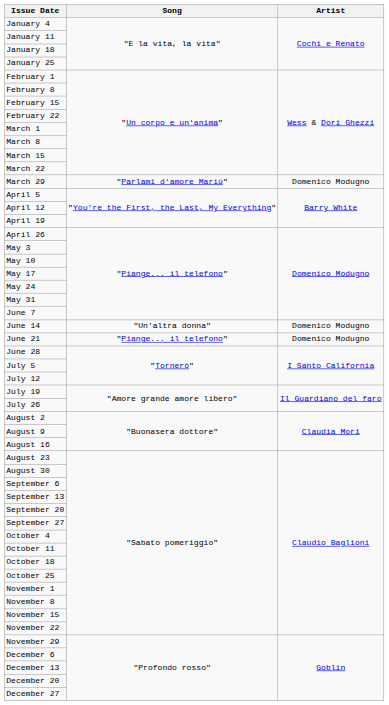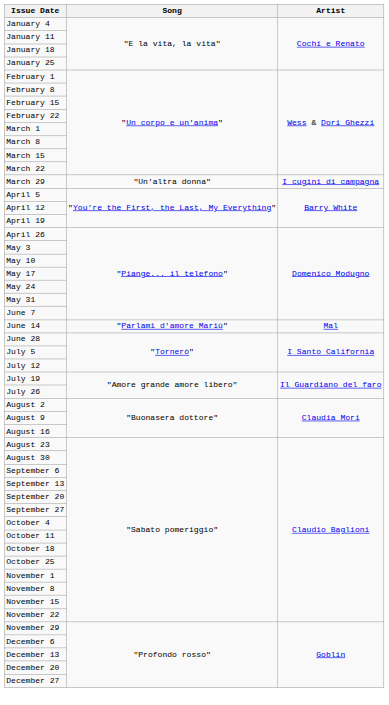(172, 182) "Parlami d'amore Mariù" -> (172, 182) "Un'altra donna"
(331, 182) Domenico Modugno -> (331, 182) I cugini di campagna
(172, 326) "Un'altra donna" -> (172, 326) "Parlami d'amore Mariù"
(331, 326) Domenico Modugno -> (331, 326) Mal
- row: (23, 339)
